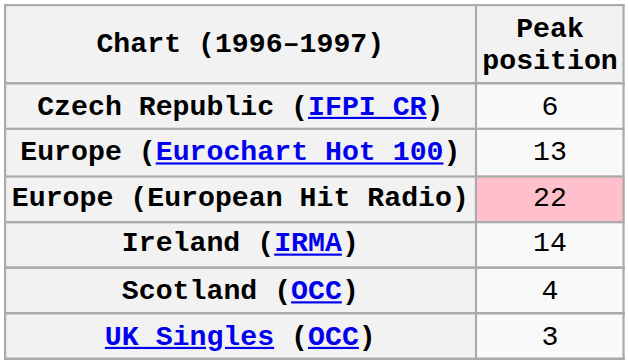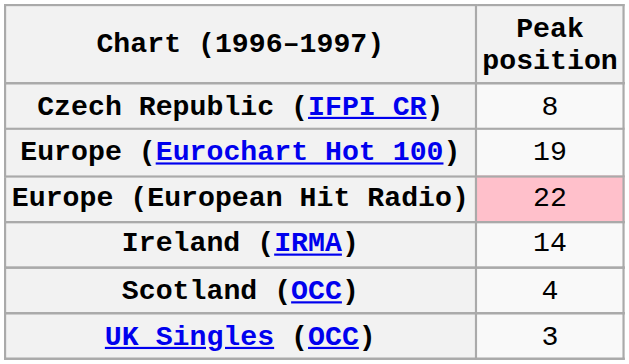(550, 107) 6 -> (550, 107) 8
(550, 153) 13 -> (550, 153) 19
